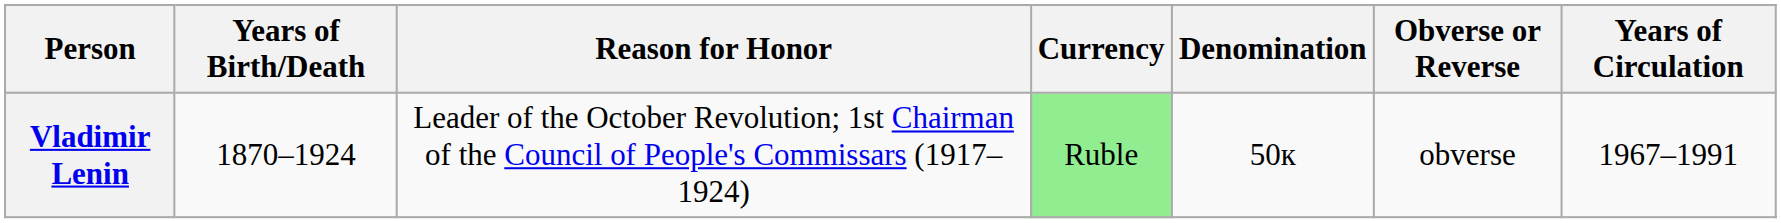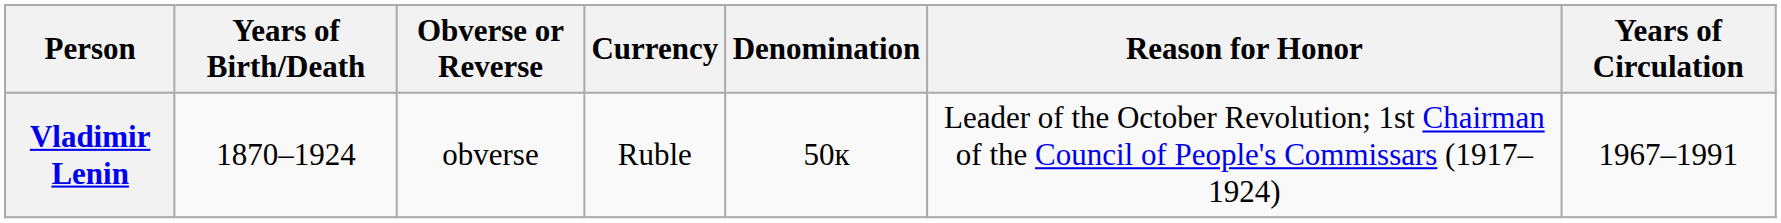columns swapped: (714, 48) <-> (1468, 48)
(1101, 154) lightgreen background -> (655, 154) no background
